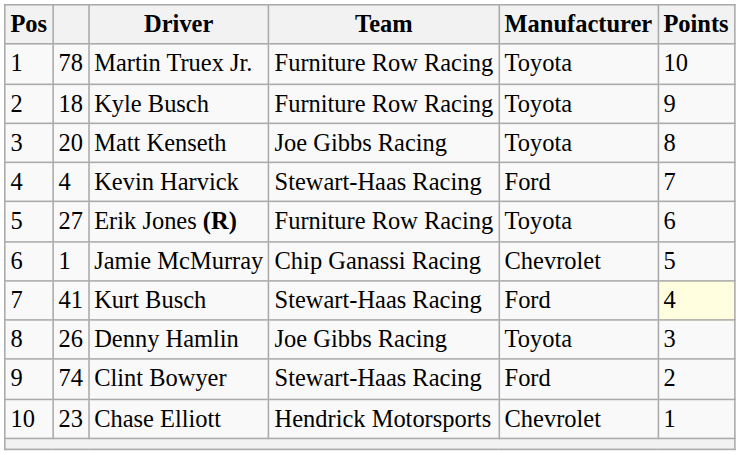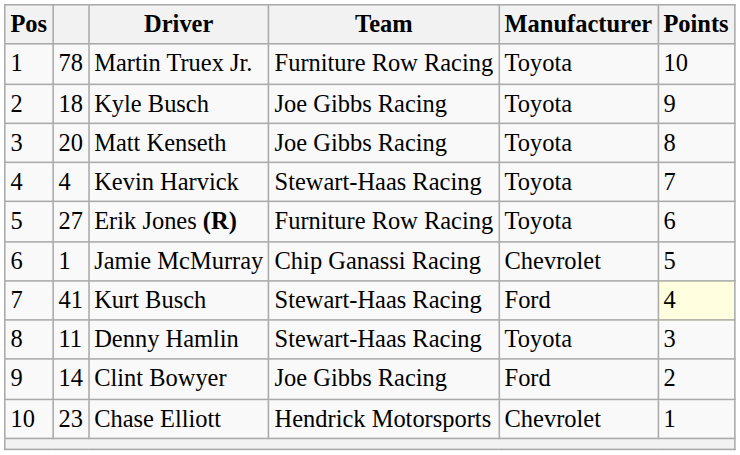(384, 102) Furniture Row Racing -> (361, 102) Joe Gibbs Racing
(528, 181) Ford -> (538, 181) Toyota
(71, 338) 26 -> (70, 338) 11
(361, 338) Joe Gibbs Racing -> (378, 338) Stewart-Haas Racing
(71, 378) 74 -> (71, 378) 14
(378, 378) Stewart-Haas Racing -> (361, 378) Joe Gibbs Racing
